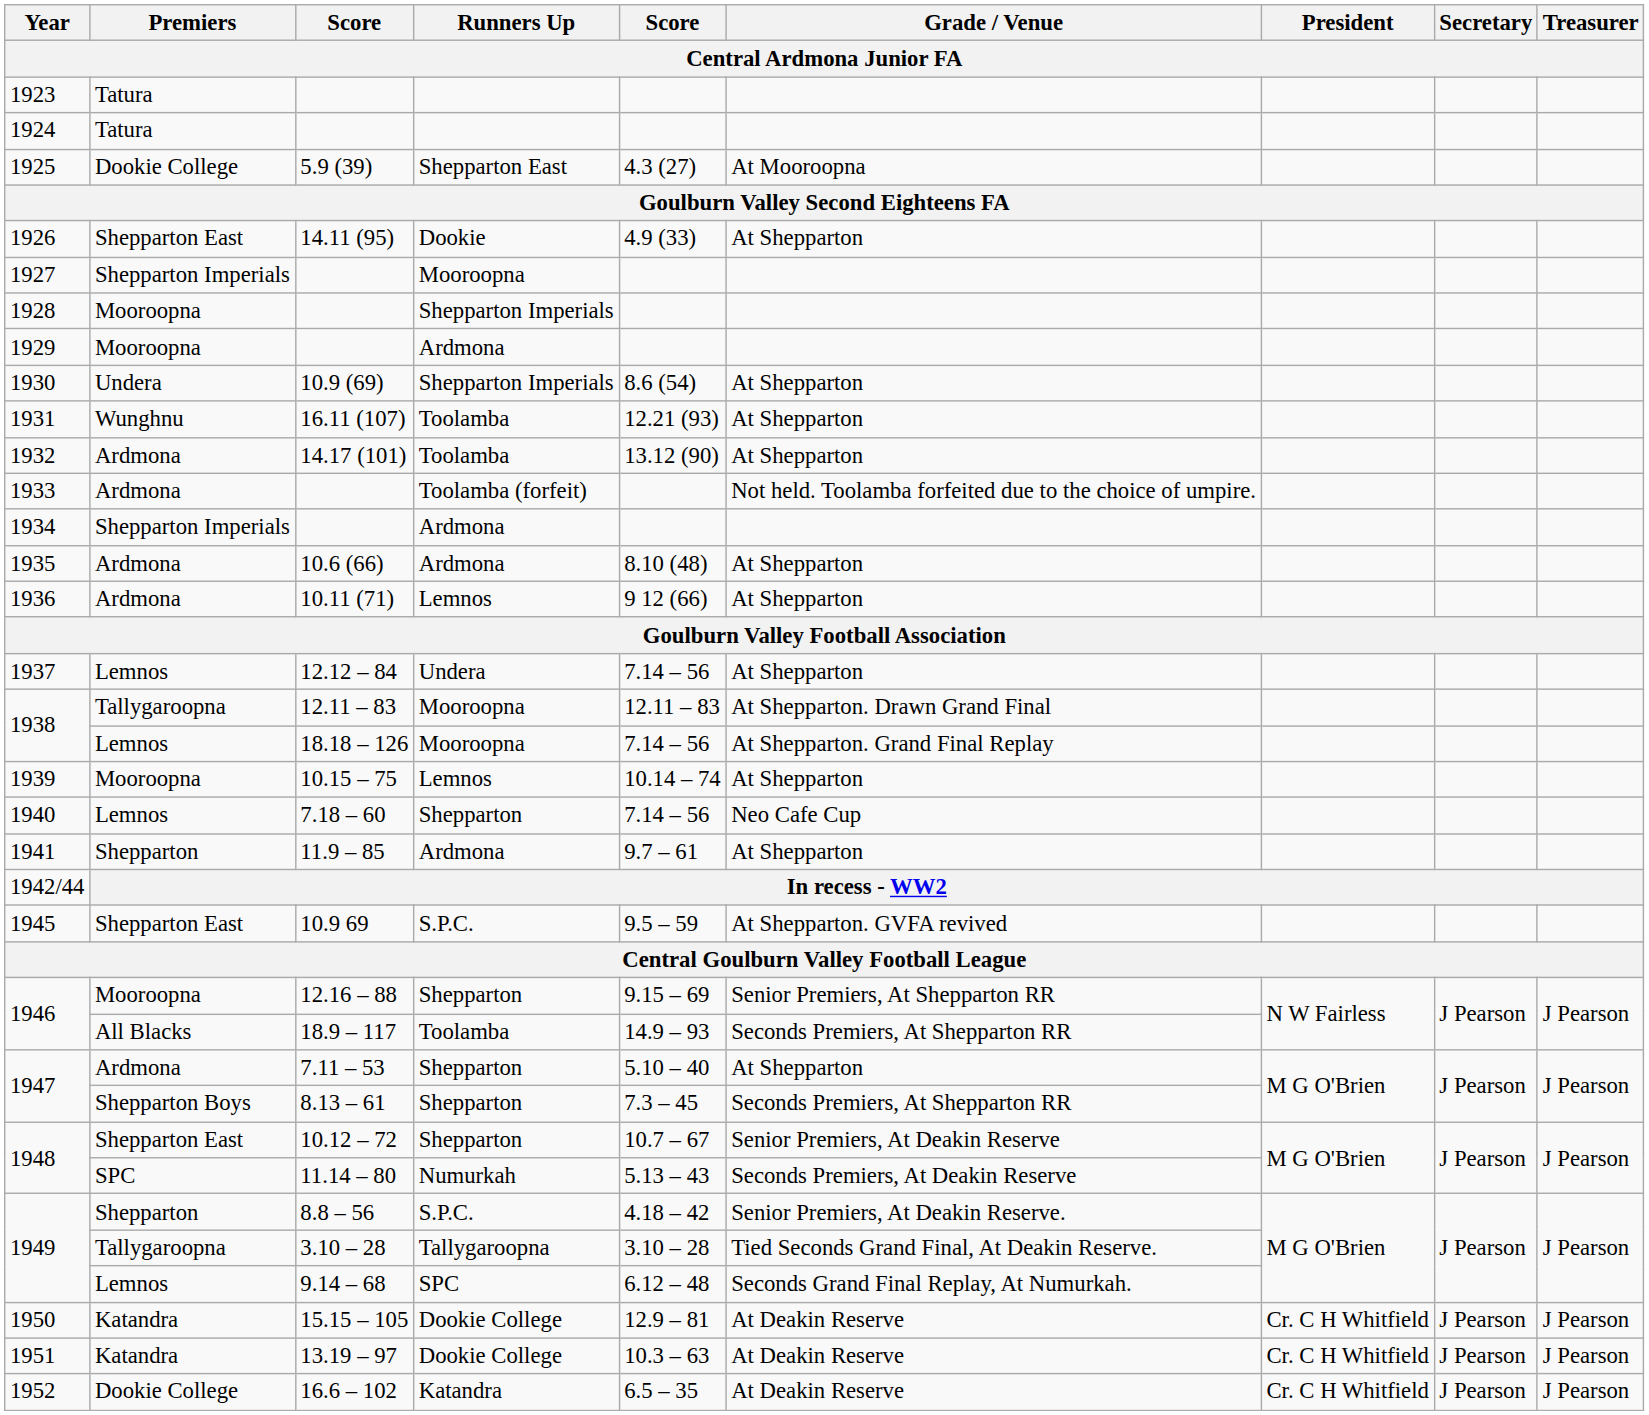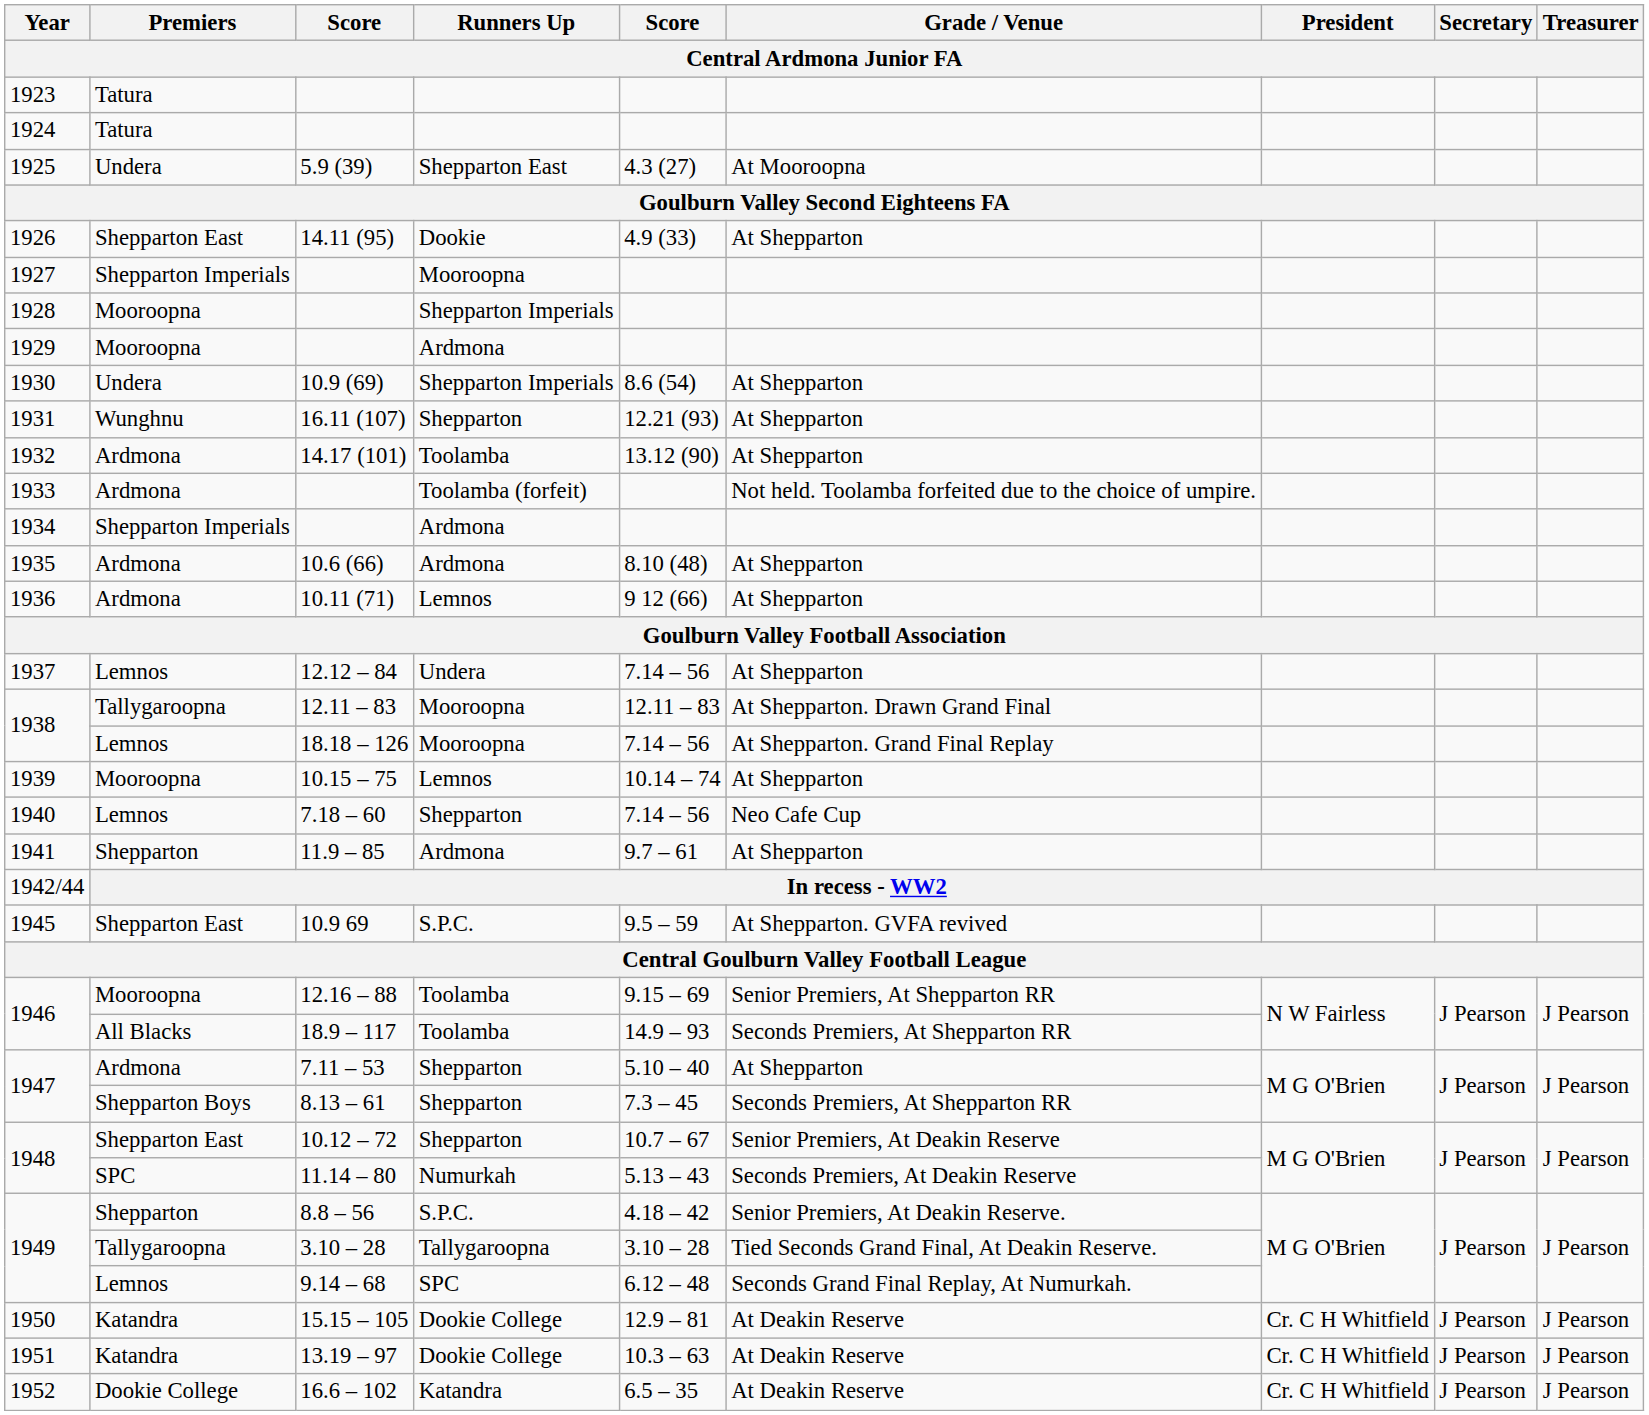(167, 166) Dookie College -> (128, 166) Undera
(464, 418) Toolamba -> (470, 418) Shepparton
(470, 995) Shepparton -> (464, 995) Toolamba
